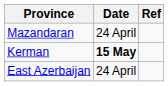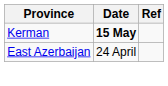- row: (40, 33)
